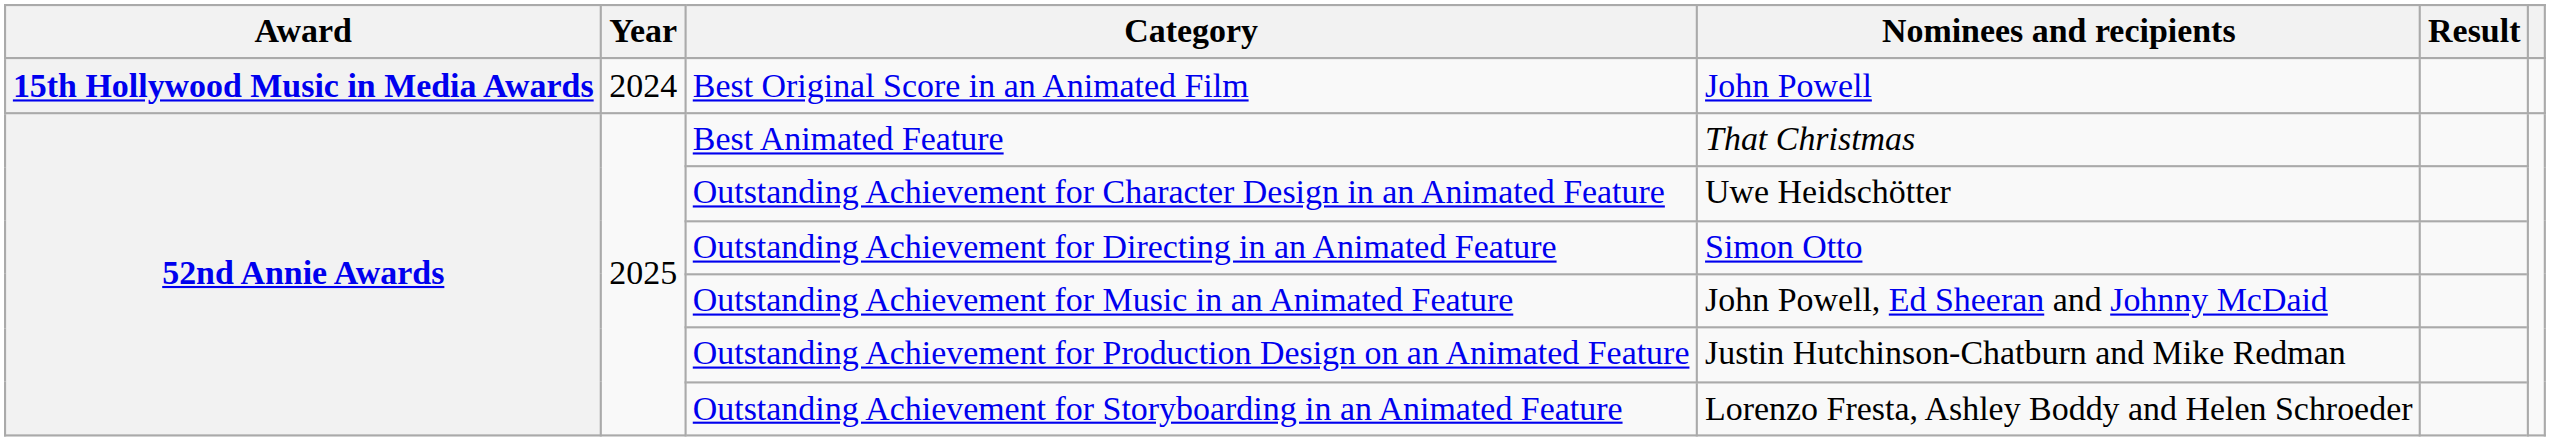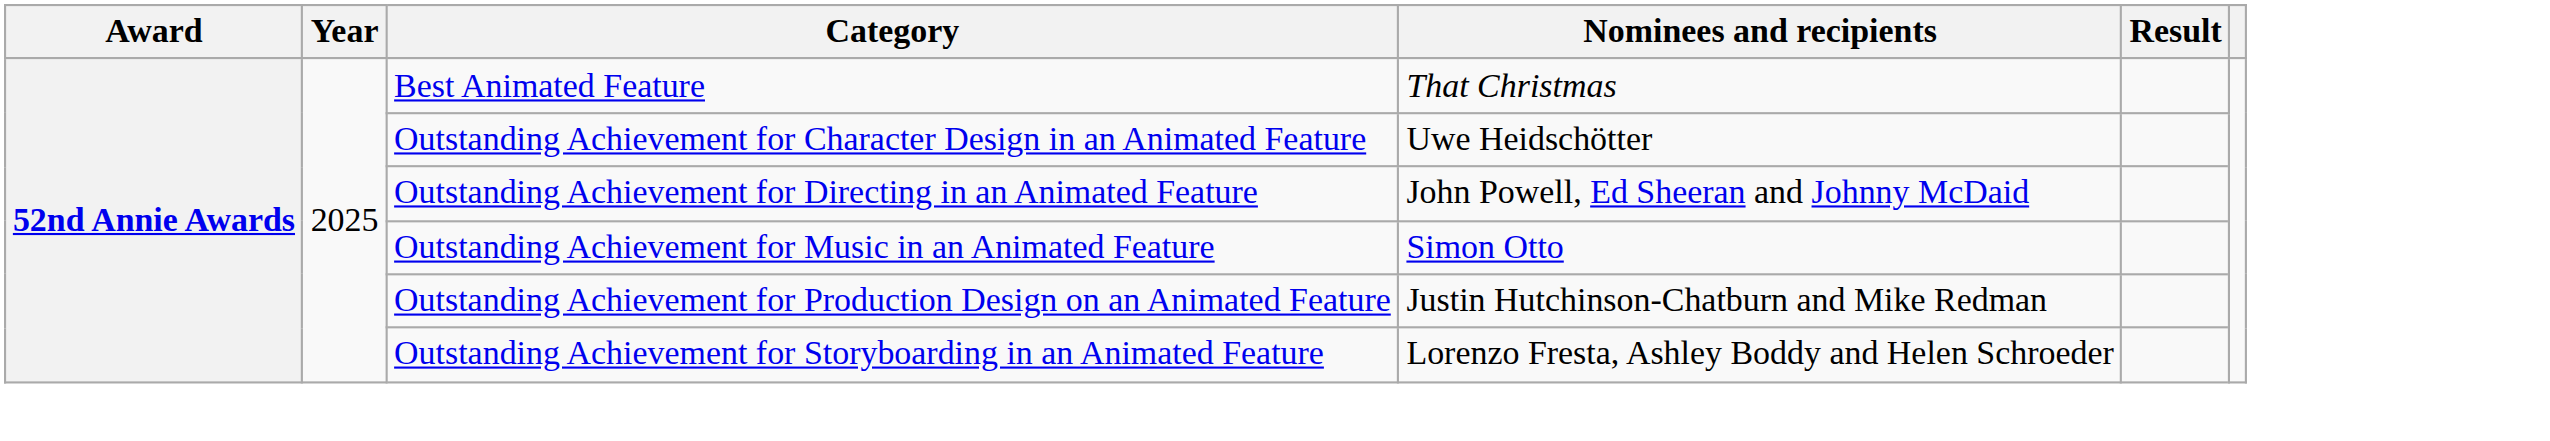- row: (971, 85)
(1784, 246) Simon Otto -> (1718, 192) John Powell, Ed Sheeran and Johnny McDaid
(2016, 300) John Powell, Ed Sheeran and Johnny McDaid -> (1485, 246) Simon Otto
